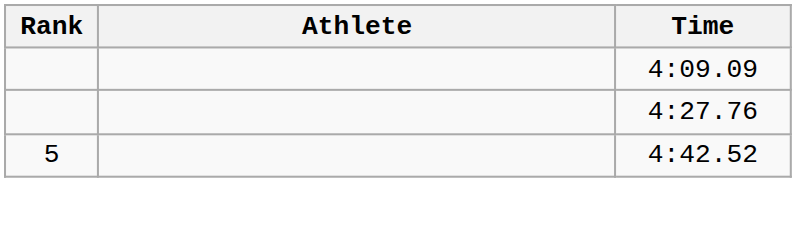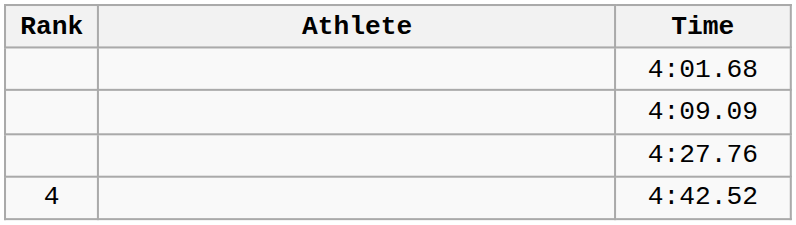+ row: (703, 69)
(52, 155) 5 -> (52, 198) 4
